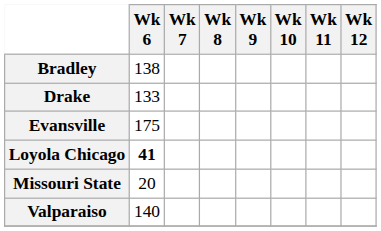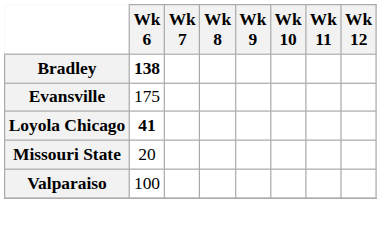(147, 68) normal -> (147, 68) bold
- row: (67, 97)
(147, 212) 140 -> (147, 183) 100
